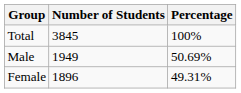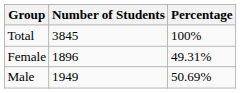rows swapped: (21, 56) <-> (27, 77)
